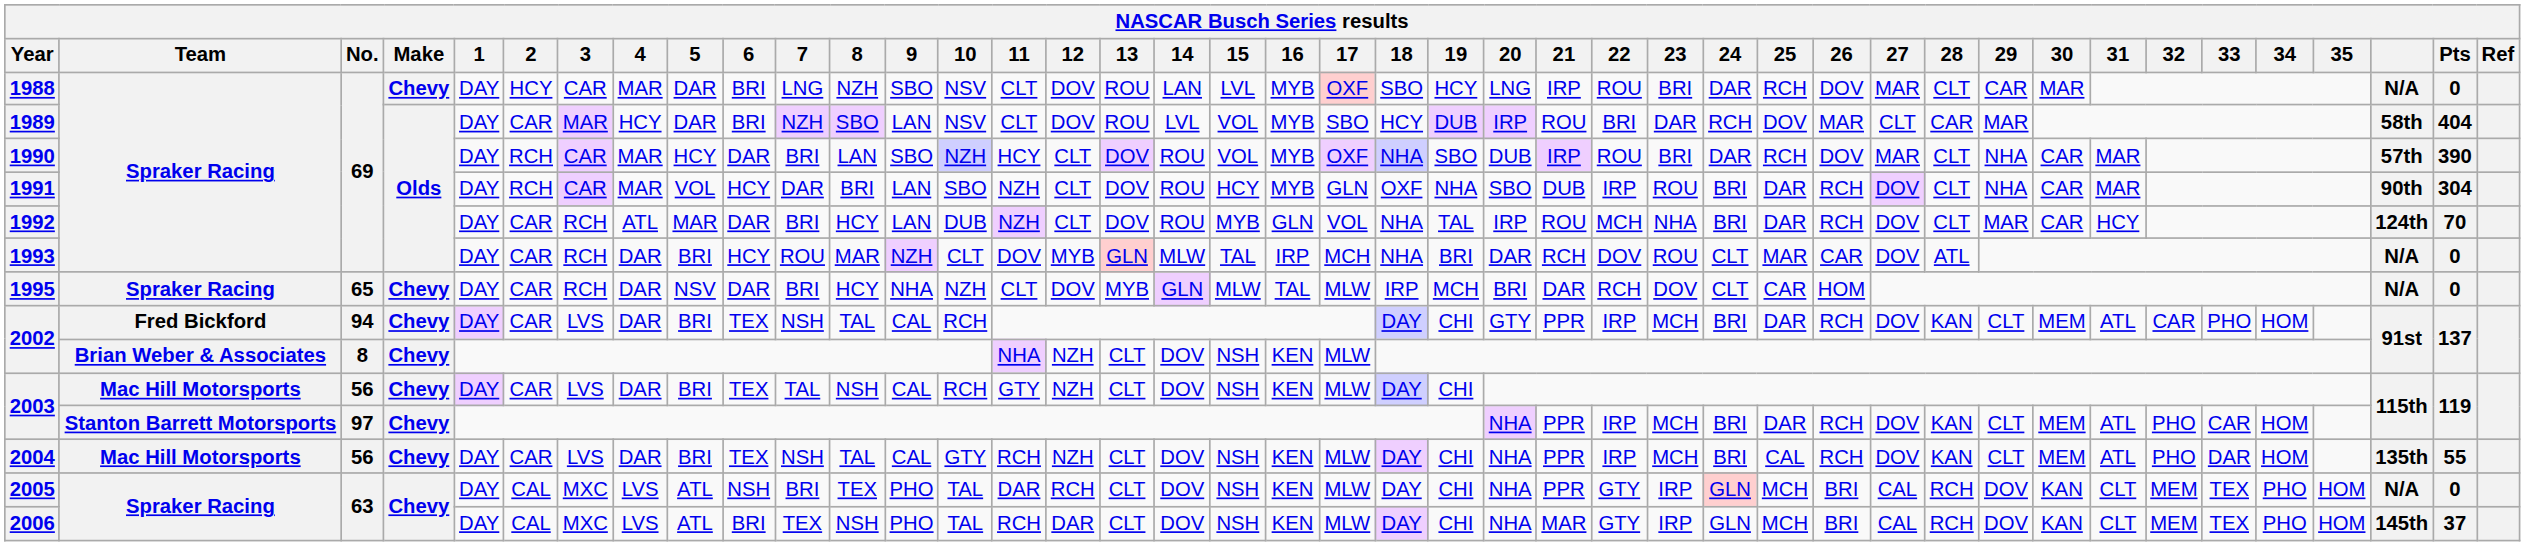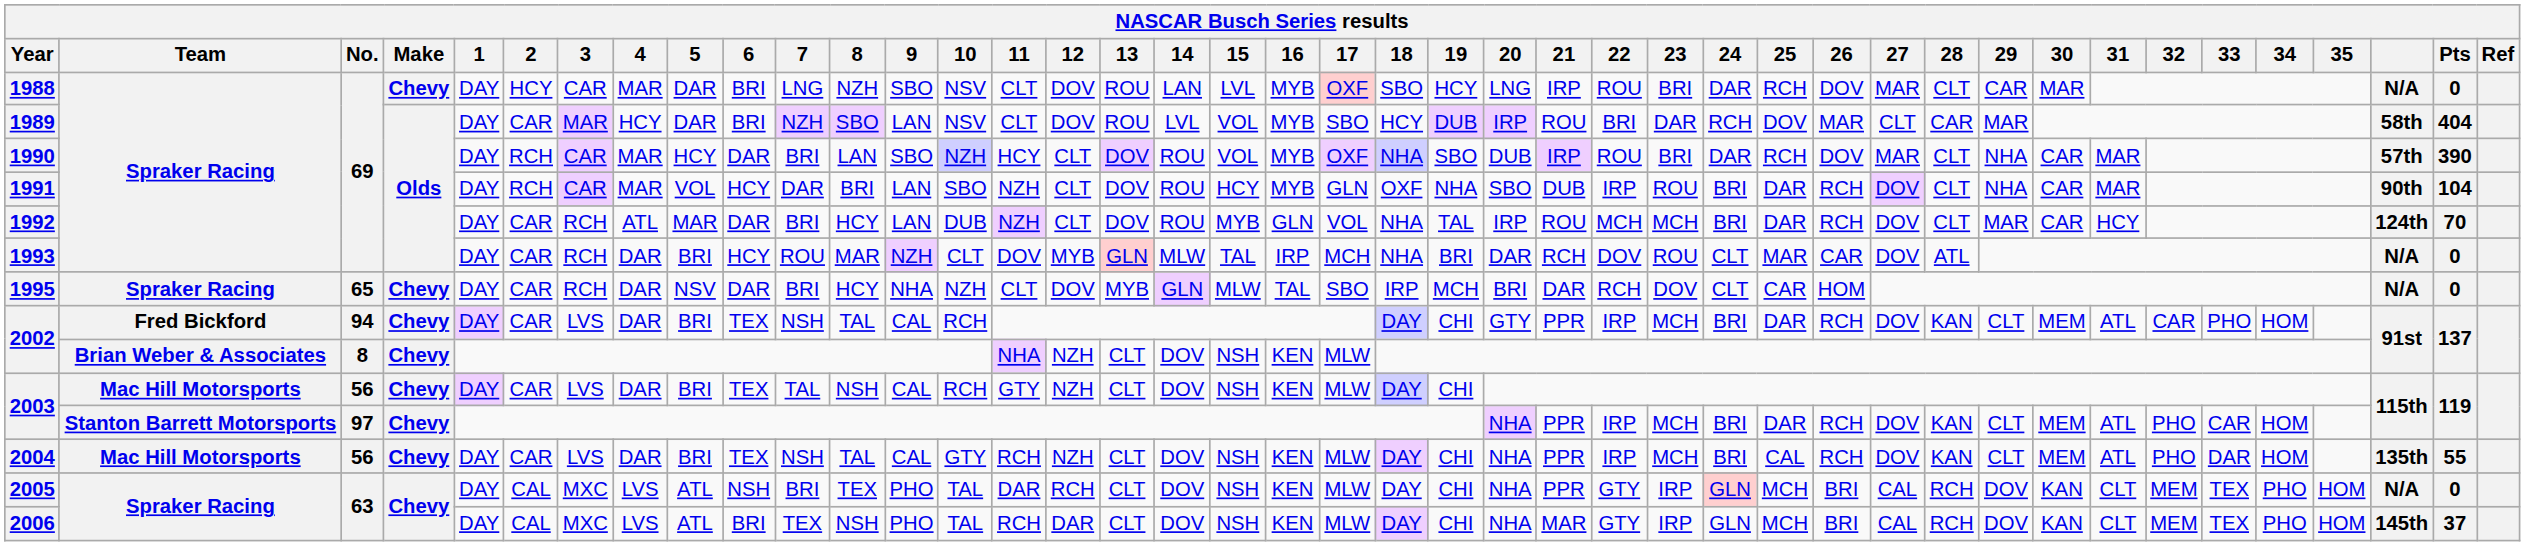(2455, 189) 304 -> (2455, 189) 104
(1675, 222) NHA -> (1675, 222) MCH
(1347, 289) MLW -> (1347, 289) SBO
